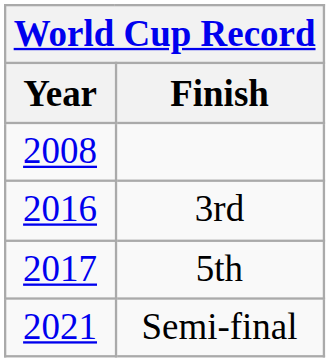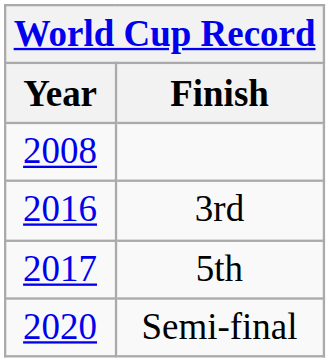(60, 326) 2021 -> (60, 326) 2020
